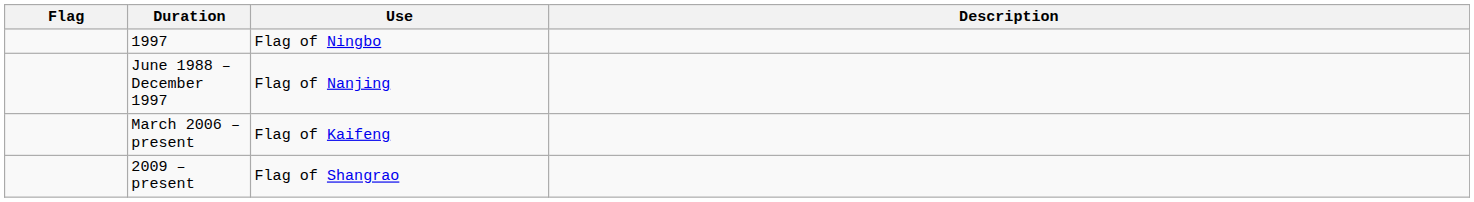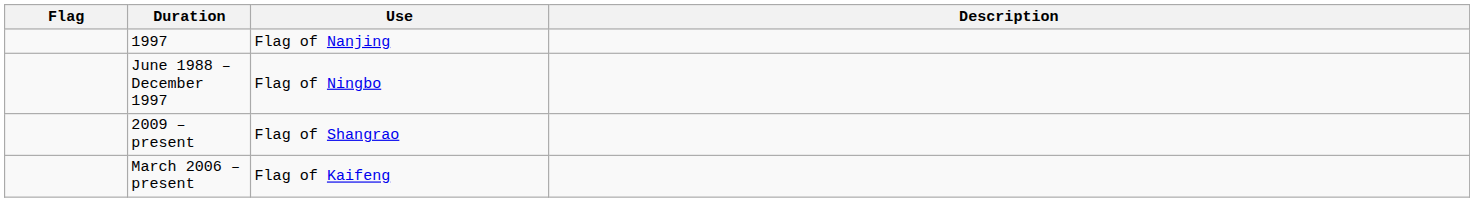(318, 41) Flag of Ningbo -> (322, 41) Flag of Nanjing
(322, 83) Flag of Nanjing -> (318, 83) Flag of Ningbo
rows swapped: (186, 134) <-> (163, 176)
